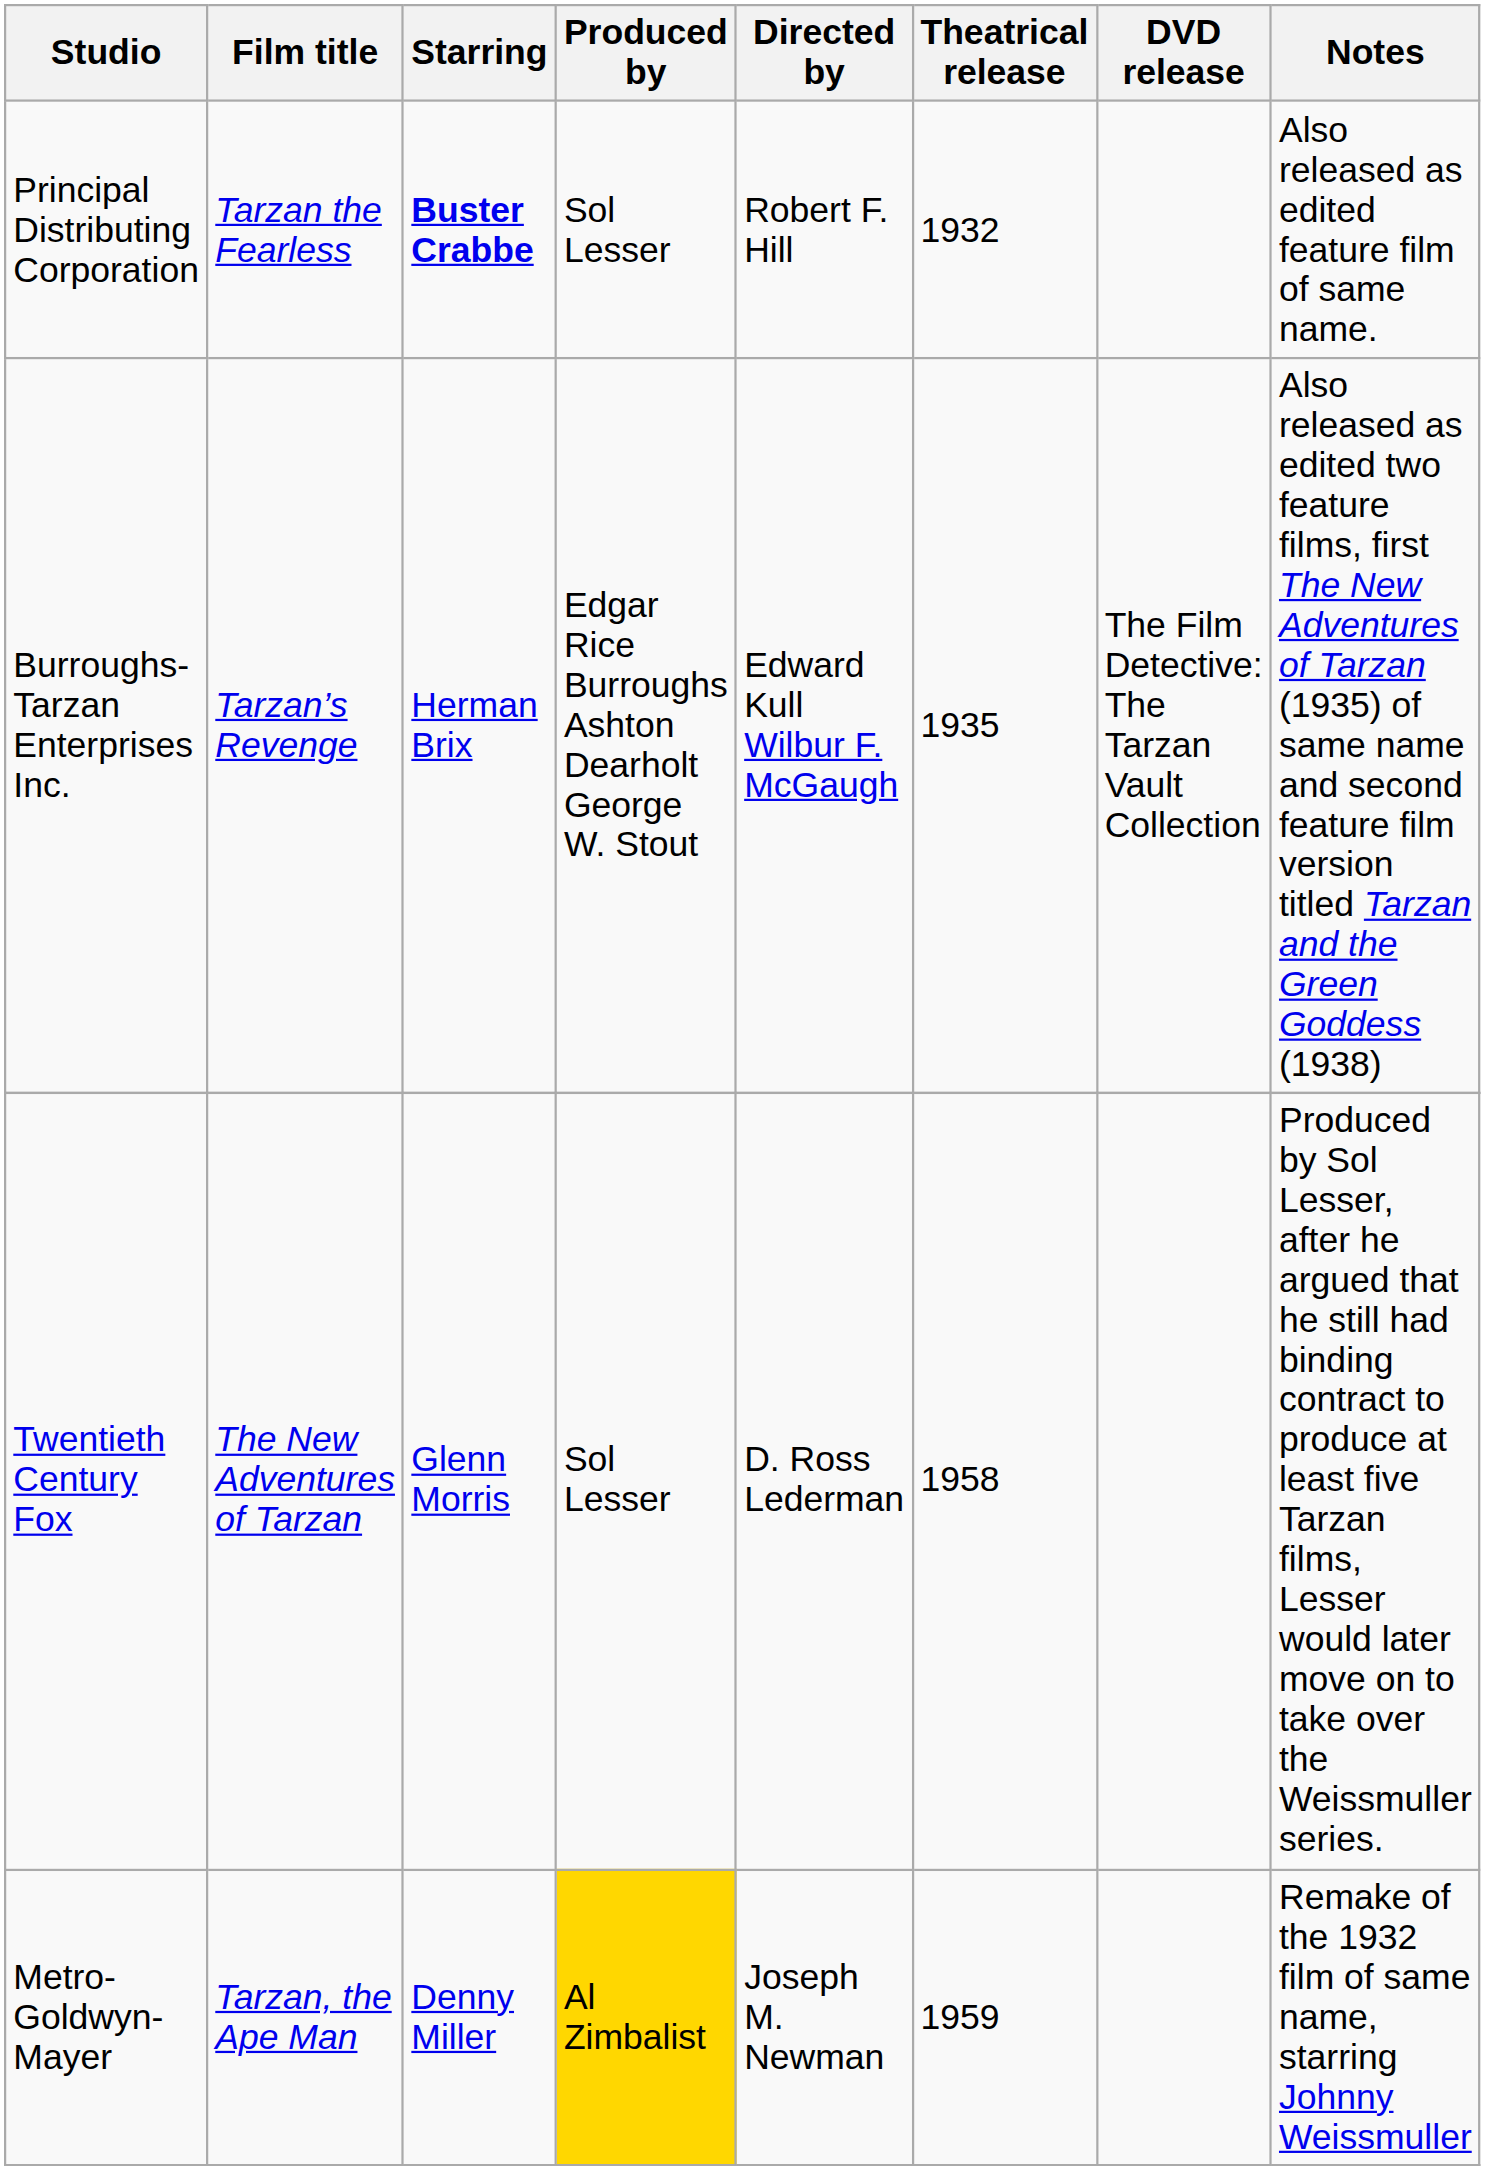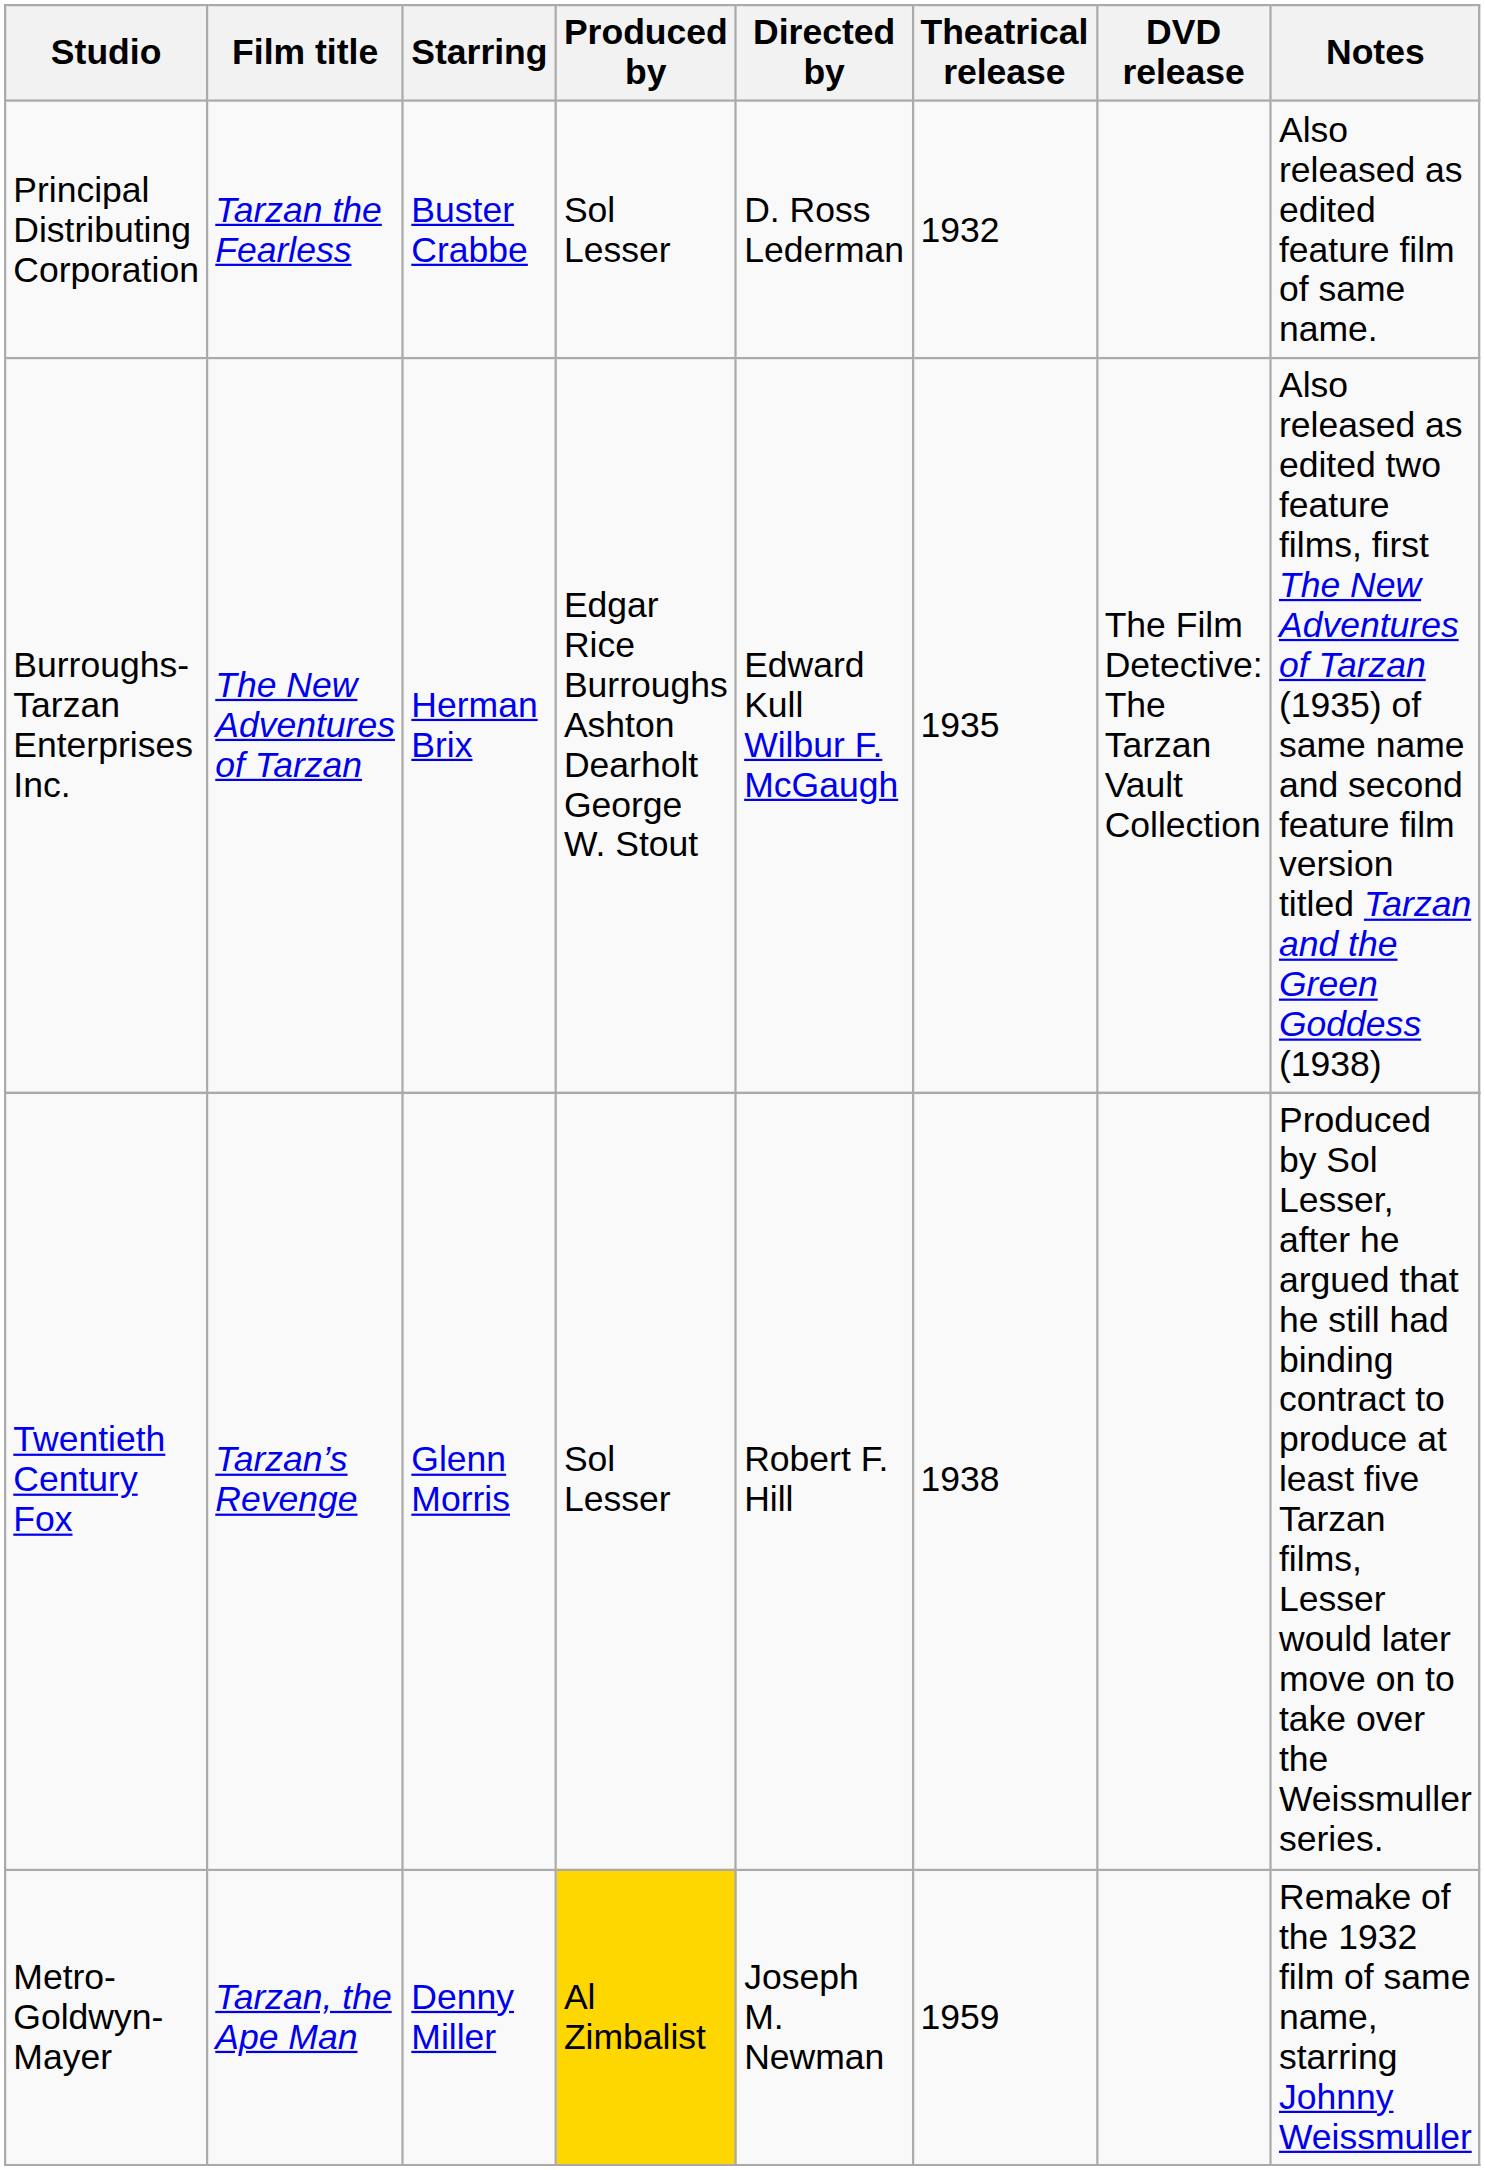(473, 228) bold -> (470, 228) normal
(816, 228) Robert F. Hill -> (824, 228) D. Ross Lederman
(286, 724) Tarzan’s Revenge -> (305, 724) The New Adventures of Tarzan
(305, 1480) The New Adventures of Tarzan -> (286, 1480) Tarzan’s Revenge
(824, 1480) D. Ross Lederman -> (816, 1480) Robert F. Hill
(960, 1480) 1958 -> (960, 1480) 1938
